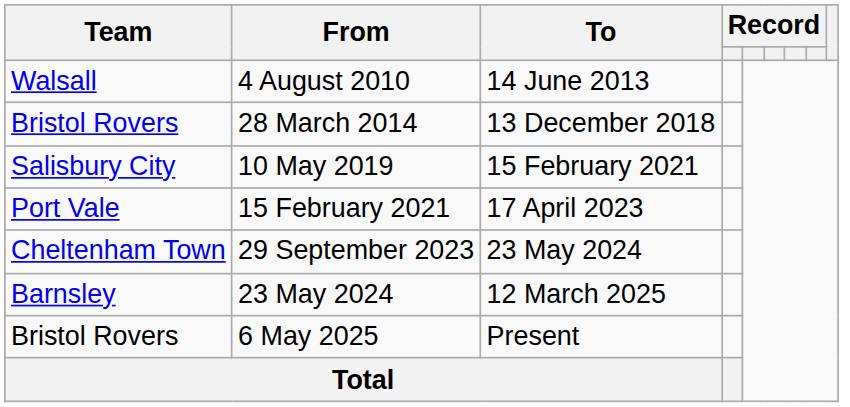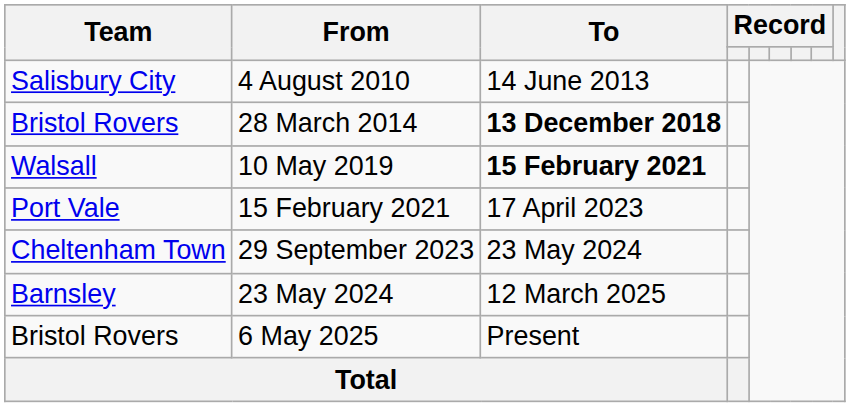(54, 80) Walsall -> (93, 80) Salisbury City
(601, 123) normal -> (604, 123) bold
(93, 166) Salisbury City -> (54, 166) Walsall
(593, 166) normal -> (596, 166) bold
